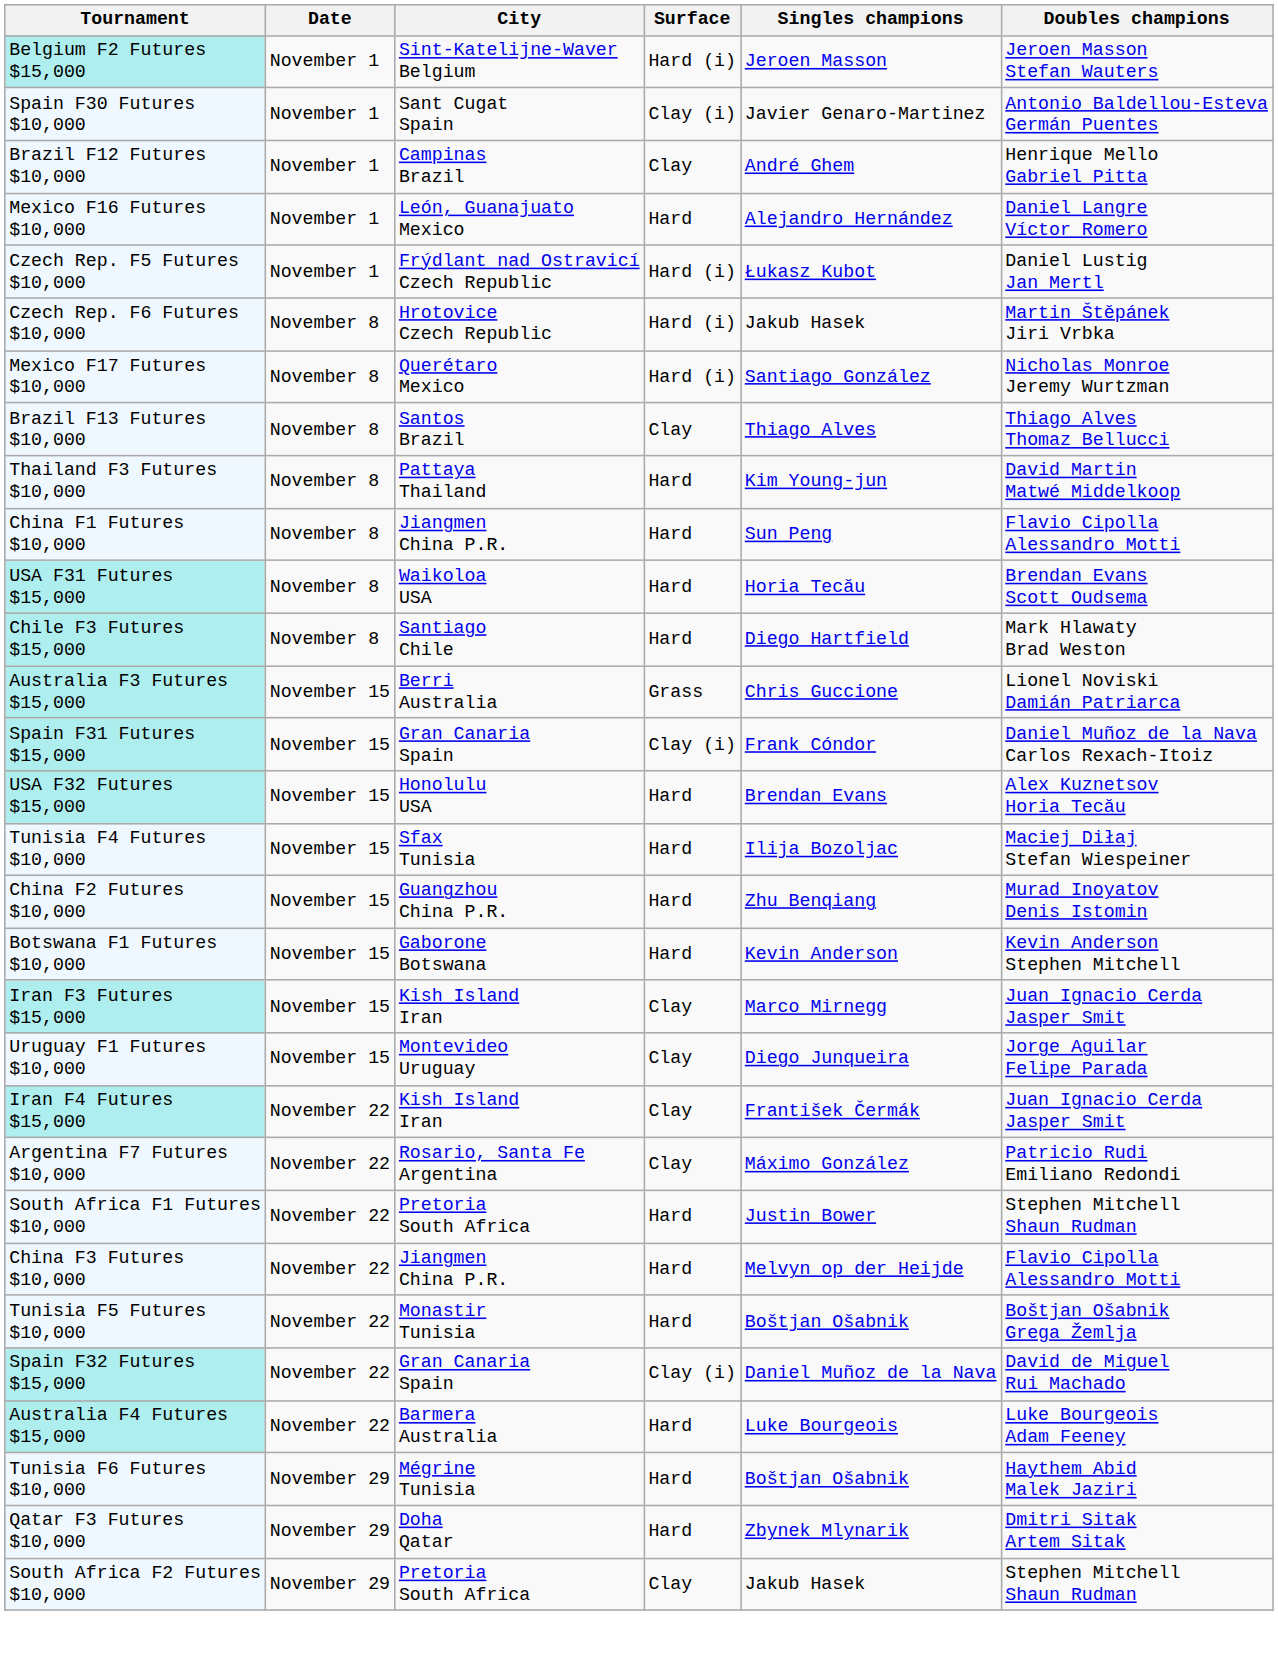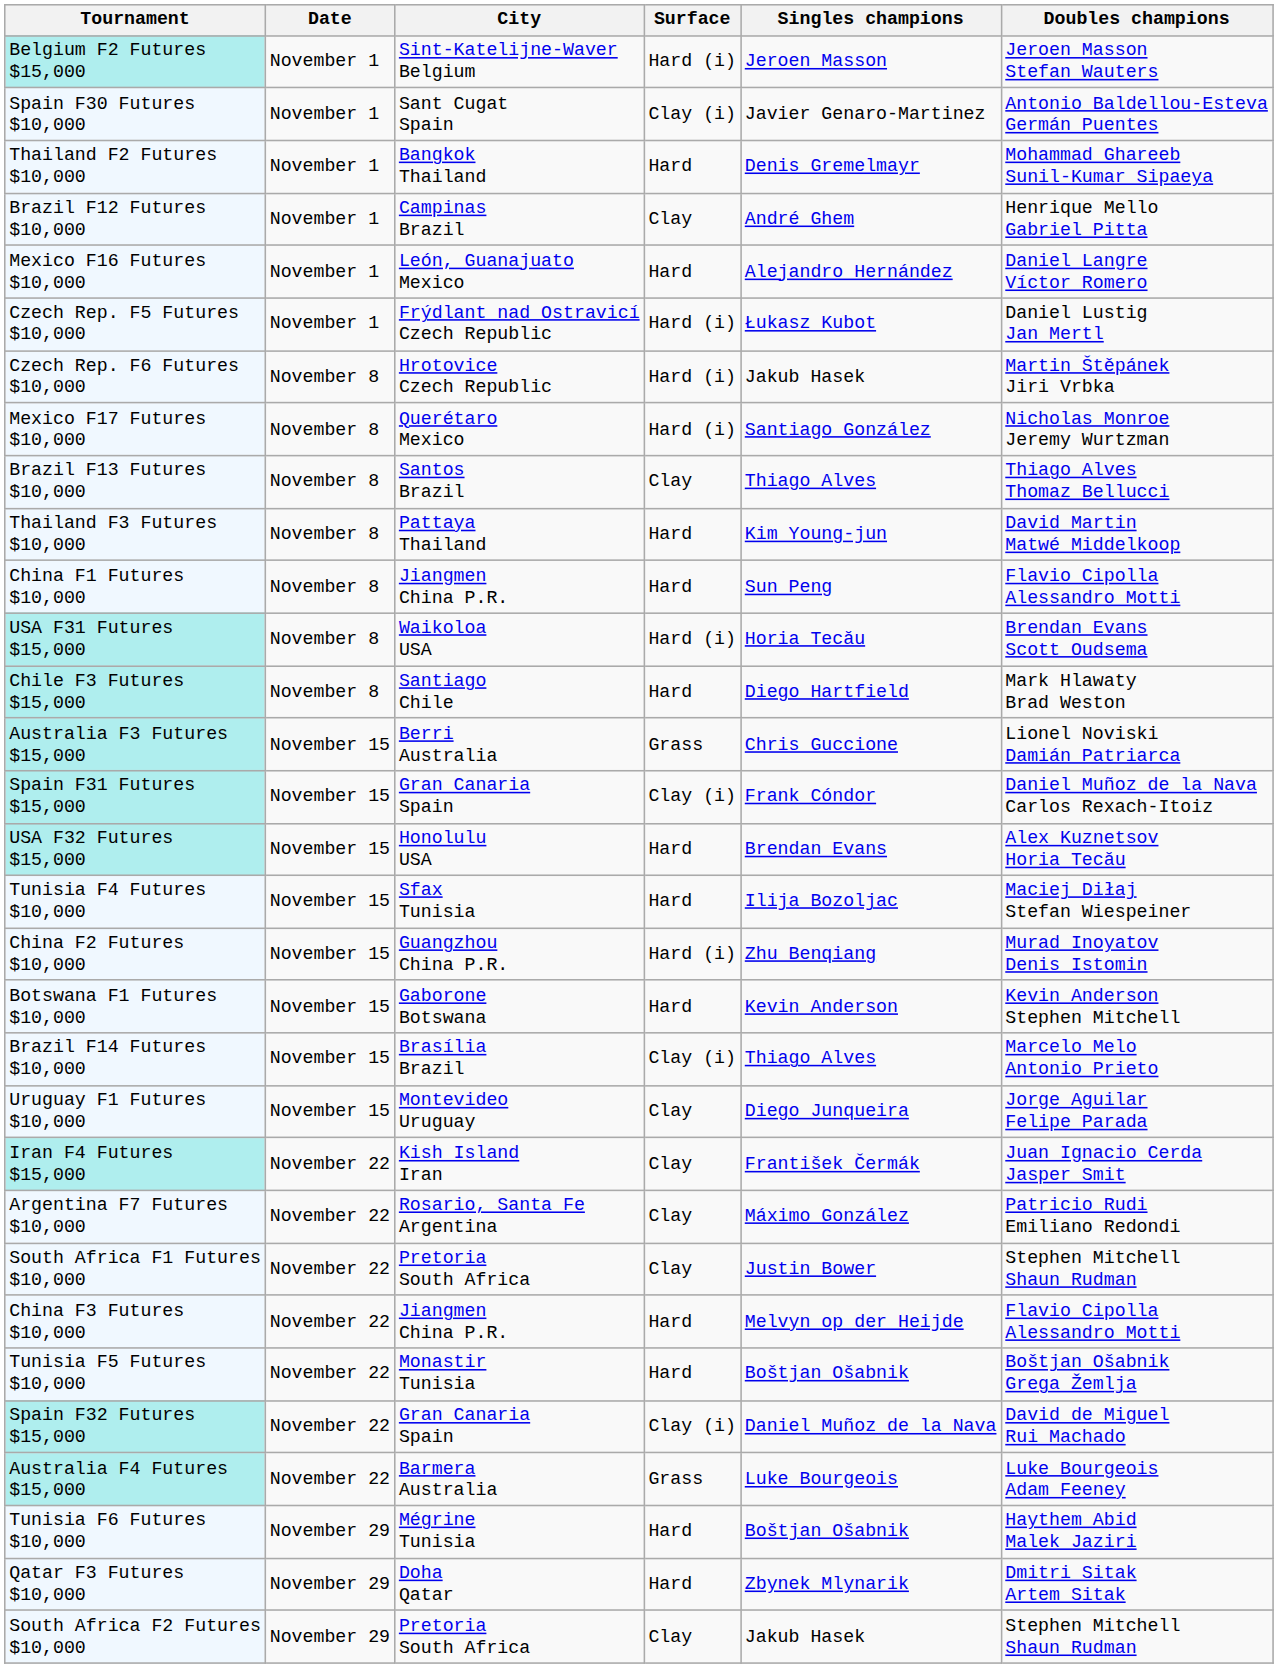+ row: (113, 166)
(670, 586) Hard -> (692, 639) Hard (i)
(670, 901) Hard -> (692, 954) Hard (i)
+ row: (108, 1059)
- row: (91, 1006)
(670, 1216) Hard -> (670, 1269) Clay
(670, 1426) Hard -> (676, 1479) Grass
